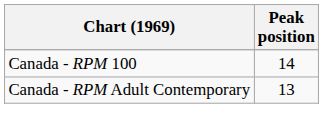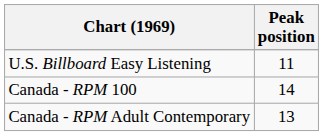+ row: (110, 63)
